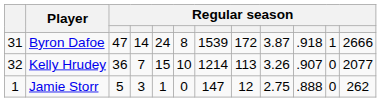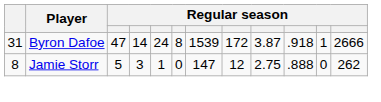- row: (68, 64)
(15, 86) 1 -> (15, 64) 8
